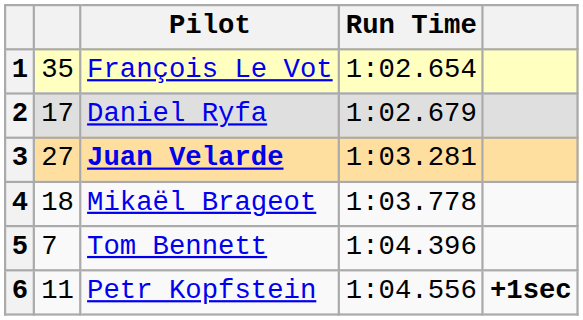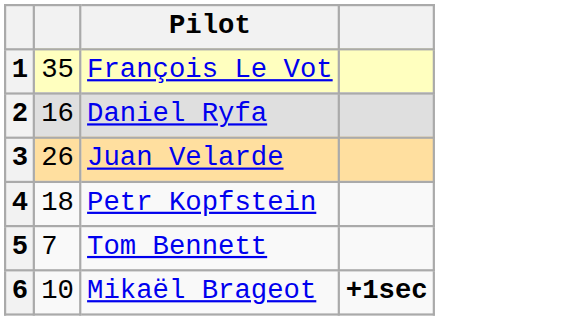- column: (411, 27)
(58, 116) 17 -> (58, 116) 16
(58, 160) 27 -> (58, 160) 26
(185, 160) bold -> (185, 160) normal
(202, 204) Mikaël Brageot -> (202, 204) Petr Kopfstein
(58, 292) 11 -> (58, 292) 10
(202, 292) Petr Kopfstein -> (202, 292) Mikaël Brageot
